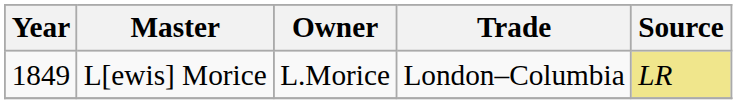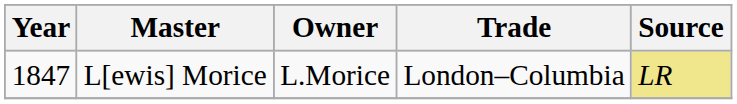(41, 74) 1849 -> (41, 74) 1847
